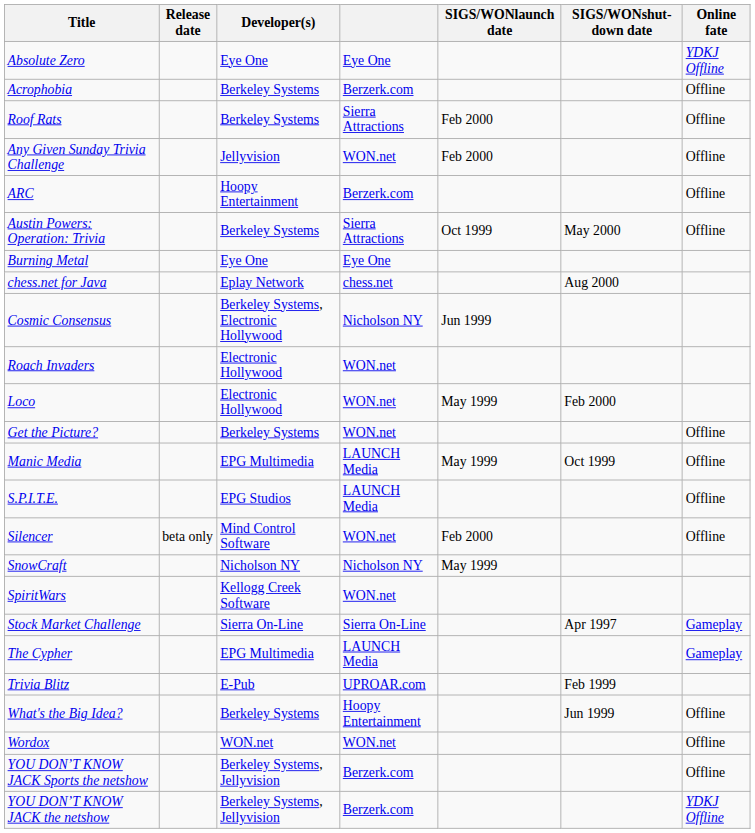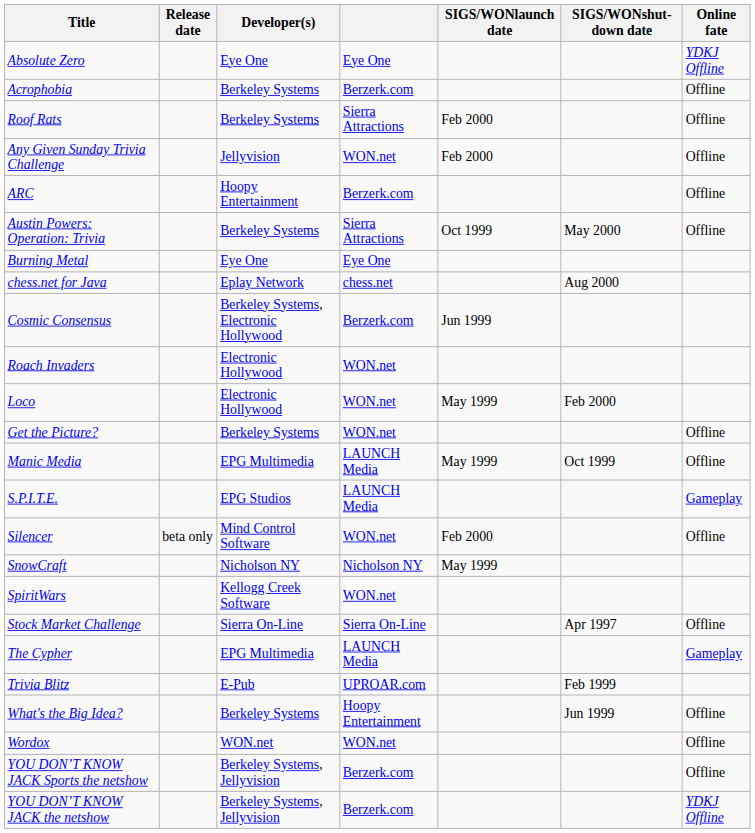(383, 320) Nicholson NY -> (378, 320) Berzerk.com
(705, 498) Offline -> (714, 498) Gameplay
(714, 624) Gameplay -> (705, 624) Offline
